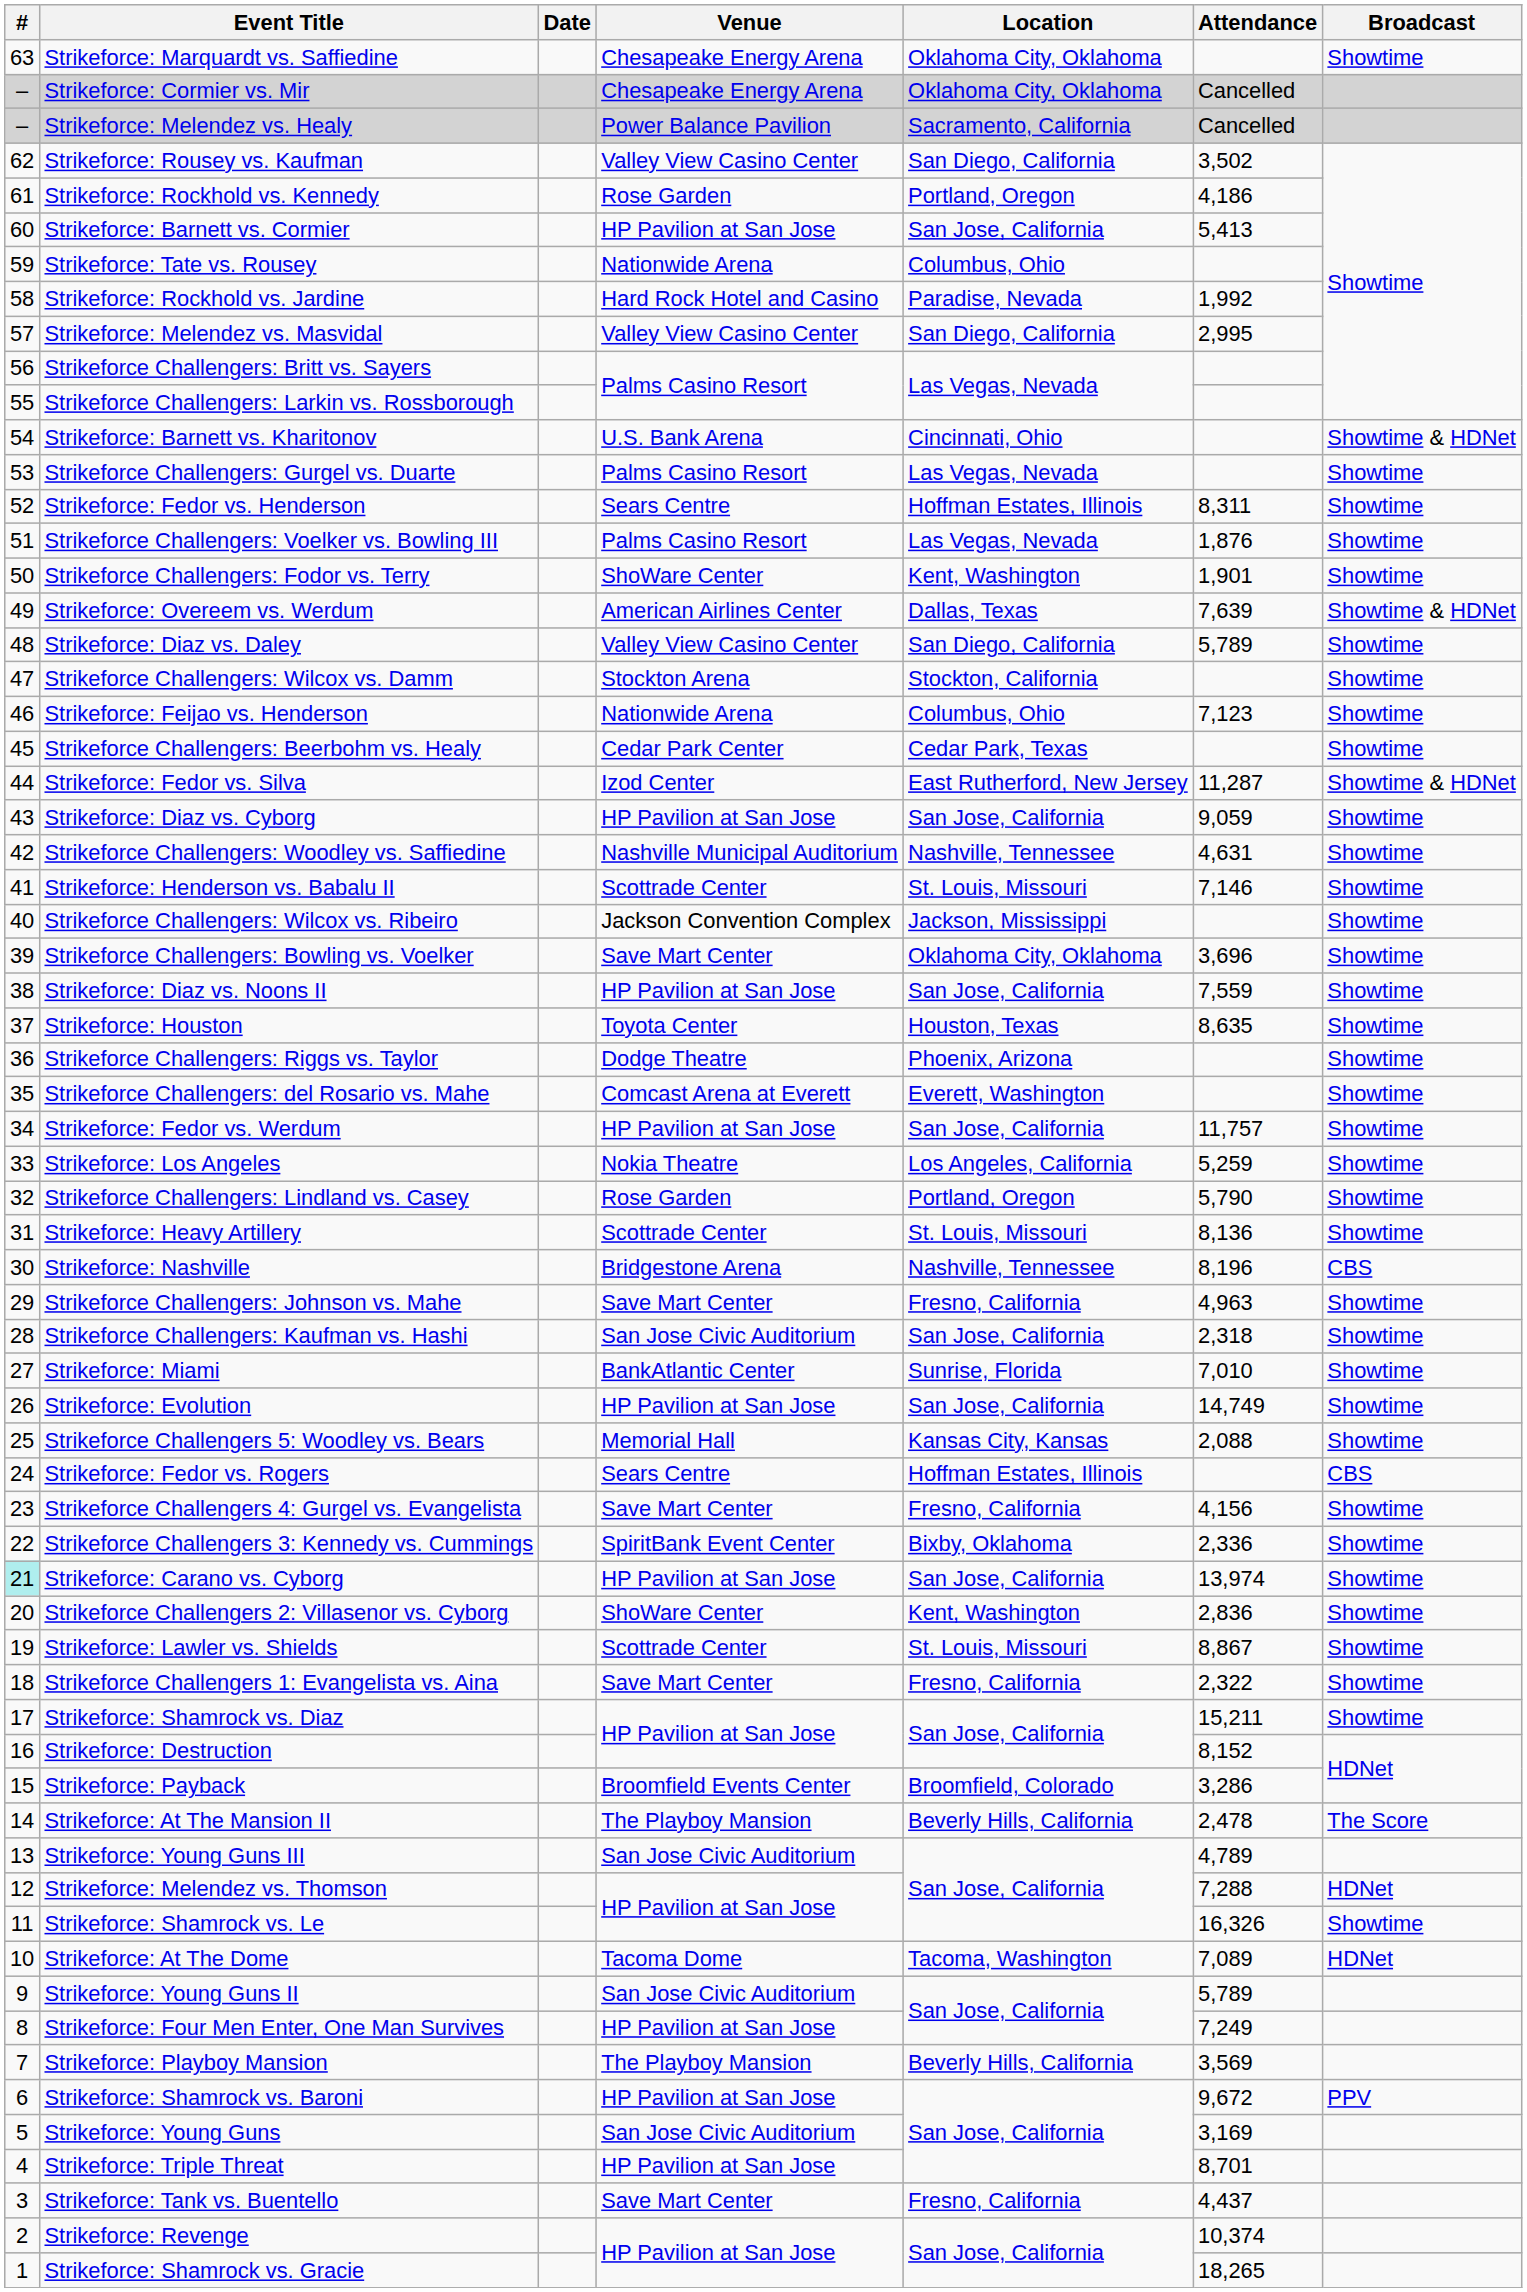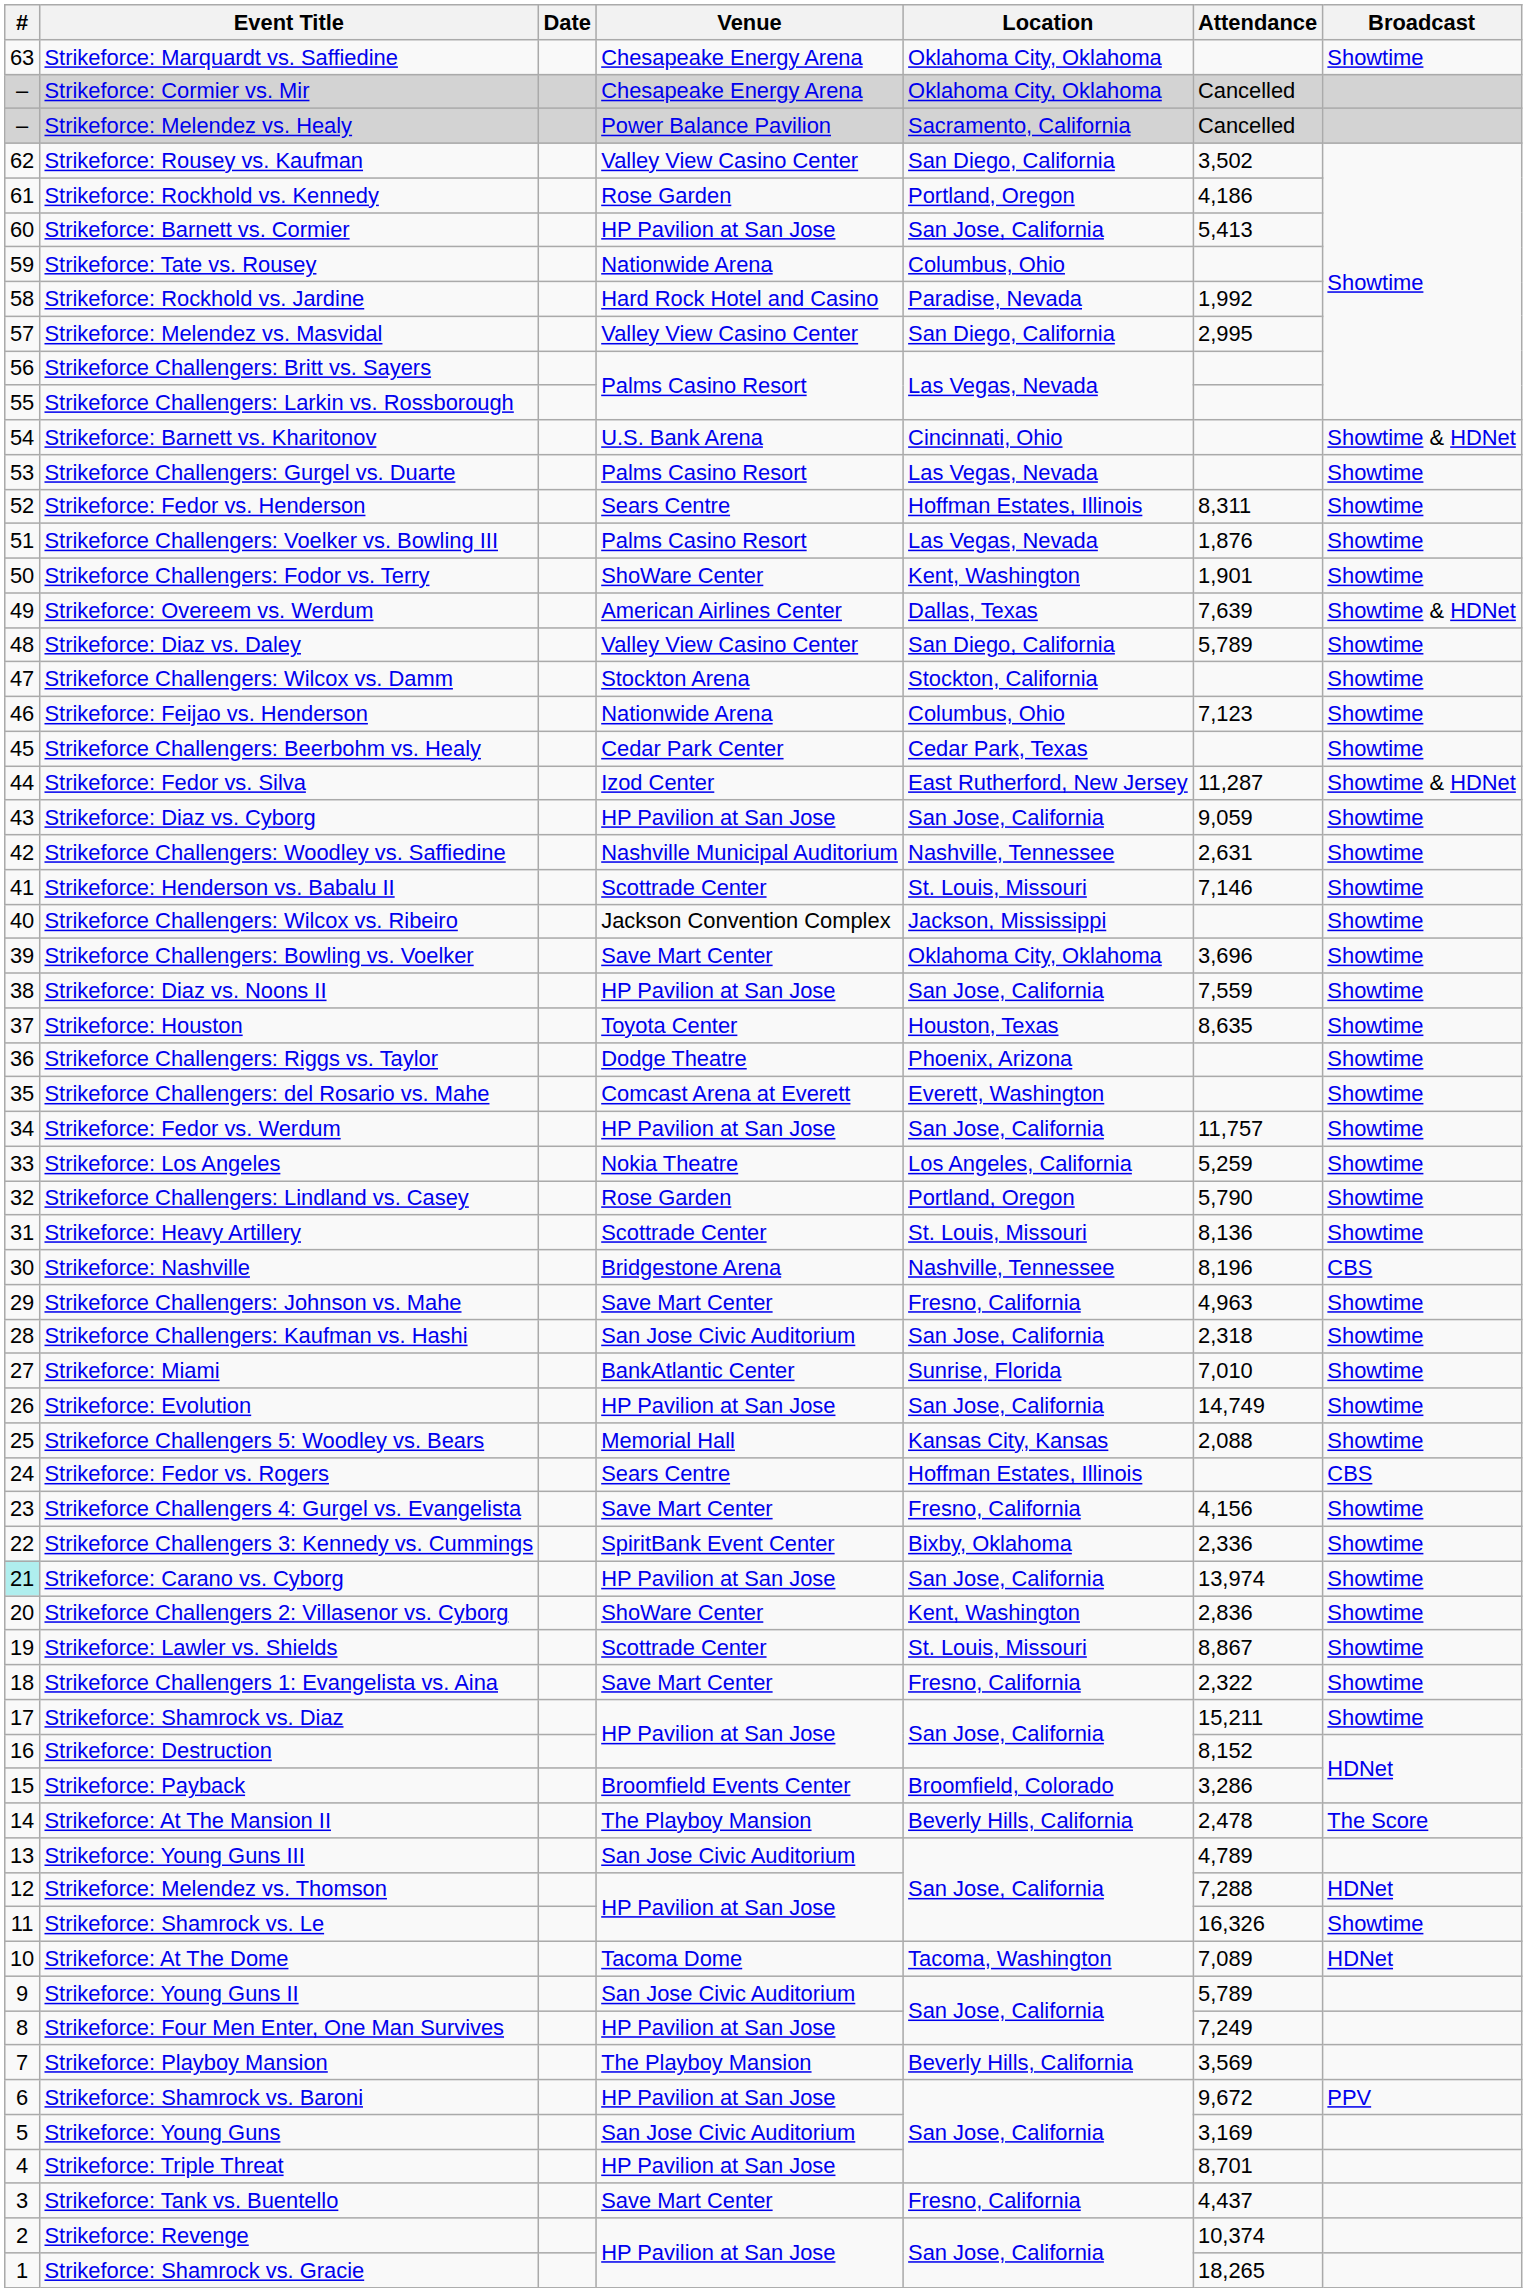(1225, 852) 4,631 -> (1225, 852) 2,631
